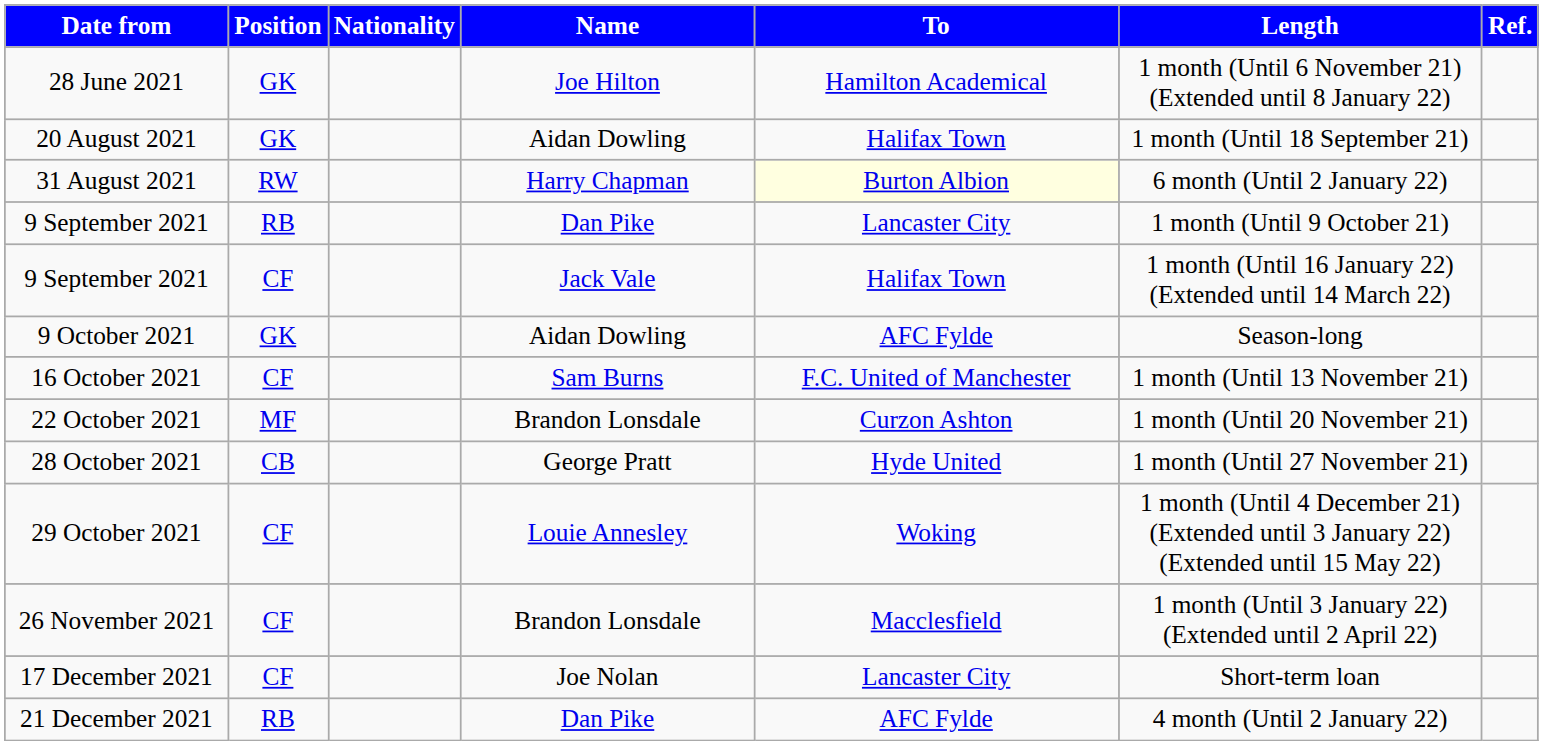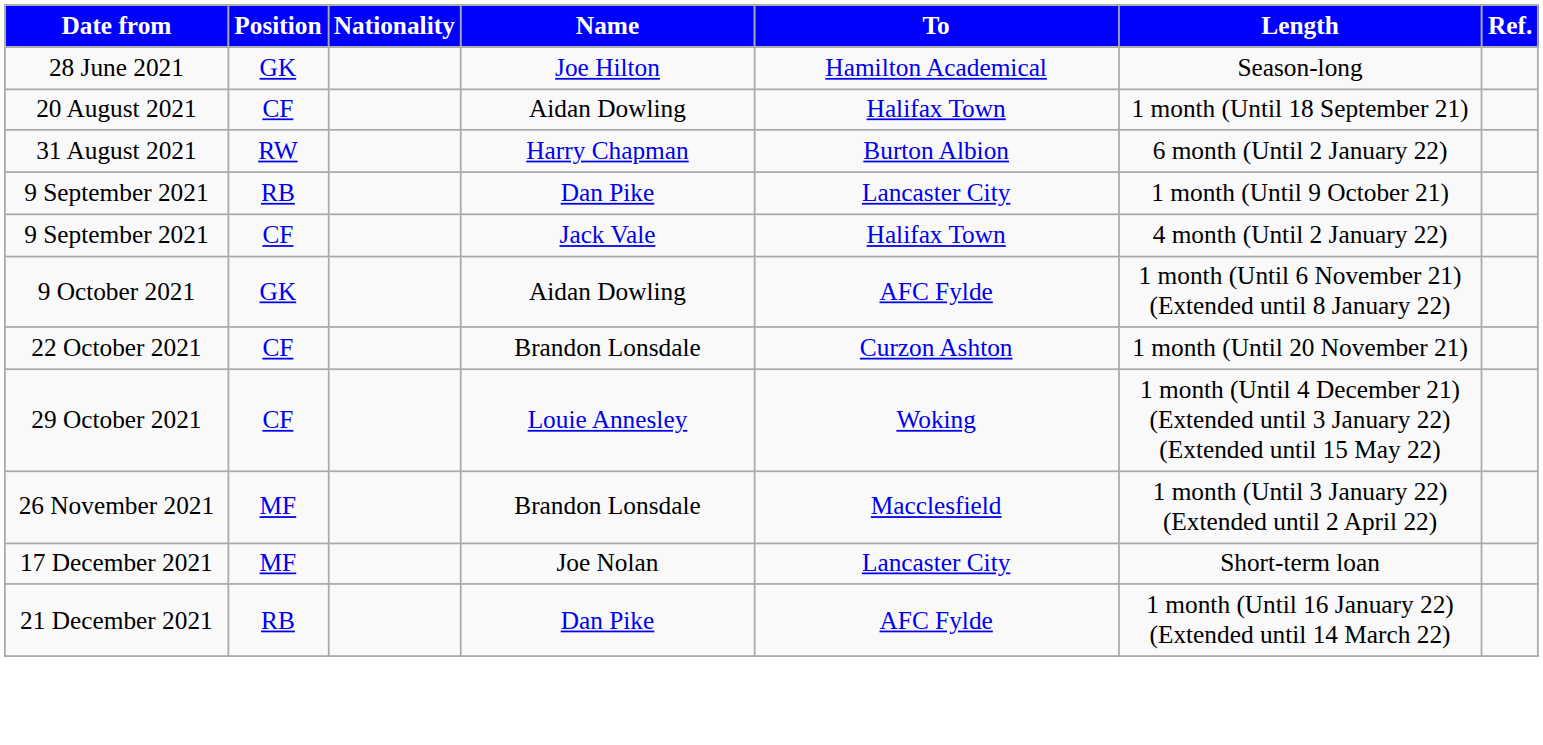(1300, 82) 1 month (Until 6 November 21)(Extended until 8 January 22) -> (1300, 67) Season-long
(278, 139) GK -> (278, 109) CF
(936, 181) lightyellow background -> (936, 151) no background
(1300, 279) 1 month (Until 16 January 22)(Extended until 14 March 22) -> (1300, 234) 4 month (Until 2 January 22)
(1300, 336) Season-long -> (1300, 291) 1 month (Until 6 November 21)(Extended until 8 January 22)
- row: (116, 378)
(278, 420) MF -> (278, 348) CF
- row: (116, 461)
(278, 620) CF -> (278, 506) MF
(278, 676) CF -> (278, 563) MF
(1300, 718) 4 month (Until 2 January 22) -> (1300, 620) 1 month (Until 16 January 22)(Extended until 14 March 22)
